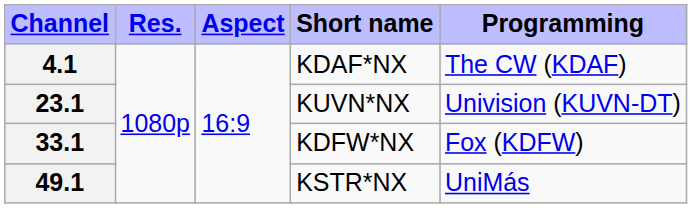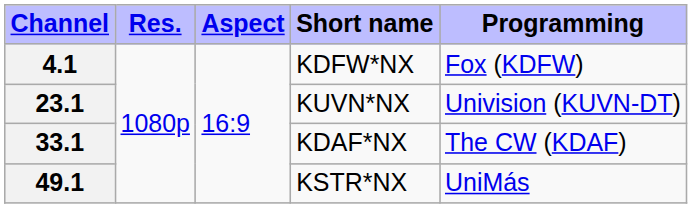(352, 63) KDAF*NX -> (355, 63) KDFW*NX
(536, 63) The CW (KDAF) -> (514, 63) Fox (KDFW)
(355, 143) KDFW*NX -> (352, 143) KDAF*NX
(514, 143) Fox (KDFW) -> (536, 143) The CW (KDAF)
